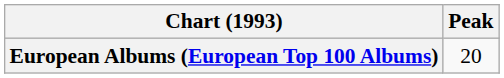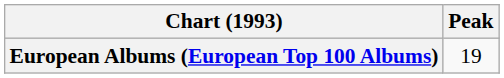(471, 55) 20 -> (471, 55) 19
